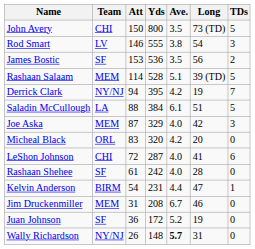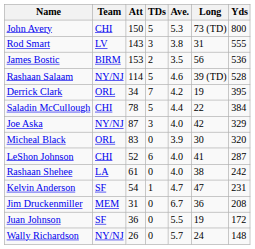columns swapped: (156, 12) <-> (239, 12)
(176, 28) 3.5 -> (177, 28) 5.3
(136, 44) 146 -> (136, 44) 143
(198, 44) 54 -> (199, 44) 31
(101, 60) SF -> (108, 60) BIRM
(107, 76) MEM -> (109, 76) NY/NJ
(176, 76) 5.1 -> (177, 76) 4.6
(109, 92) NY/NJ -> (105, 92) ORL
(133, 92) 94 -> (133, 92) 34
(102, 108) LA -> (104, 108) CHI
(133, 108) 88 -> (133, 108) 78
(176, 108) 6.1 -> (177, 108) 4.4
(198, 108) 51 -> (199, 108) 22
(107, 124) MEM -> (109, 124) NY/NJ
(176, 140) 4.2 -> (177, 140) 3.9
(198, 140) 20 -> (199, 140) 30
(133, 156) 72 -> (133, 156) 52
(101, 172) SF -> (102, 172) LA
(198, 172) 28 -> (199, 172) 38
(108, 188) BIRM -> (101, 188) SF
(176, 188) 4.4 -> (177, 188) 4.7
(198, 204) 46 -> (199, 204) 36
(176, 220) 5.2 -> (177, 220) 5.5
(176, 236) bold -> (177, 236) normal
(198, 236) 31 -> (199, 236) 24
